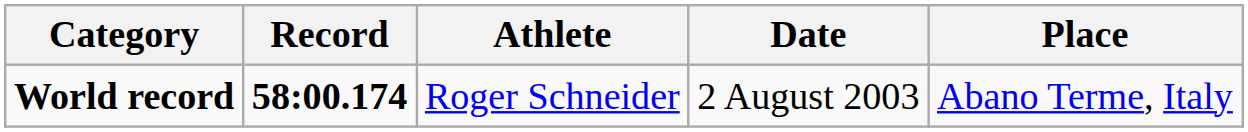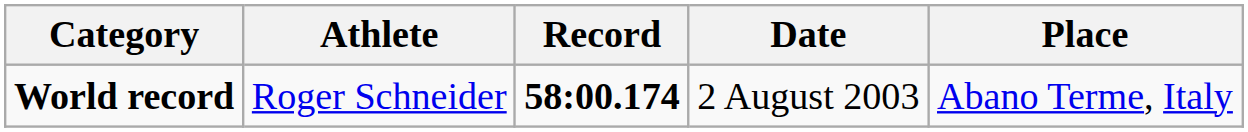columns swapped: (552, 34) <-> (330, 34)
